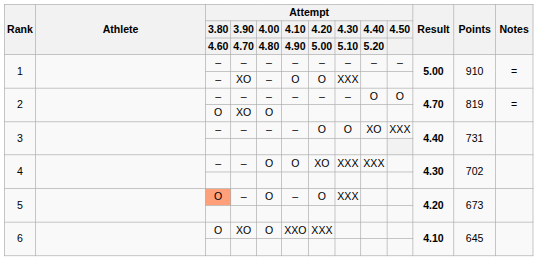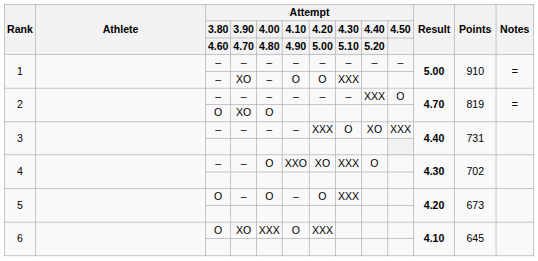(374, 96) O -> (374, 96) XXX
(322, 130) O -> (322, 130) XXX
(295, 163) O -> (296, 163) XXO
(374, 163) XXX -> (374, 163) O
(218, 197) lightsalmon background -> (218, 197) no background
(269, 230) O -> (269, 230) XXX
(295, 230) XXO -> (296, 230) O
